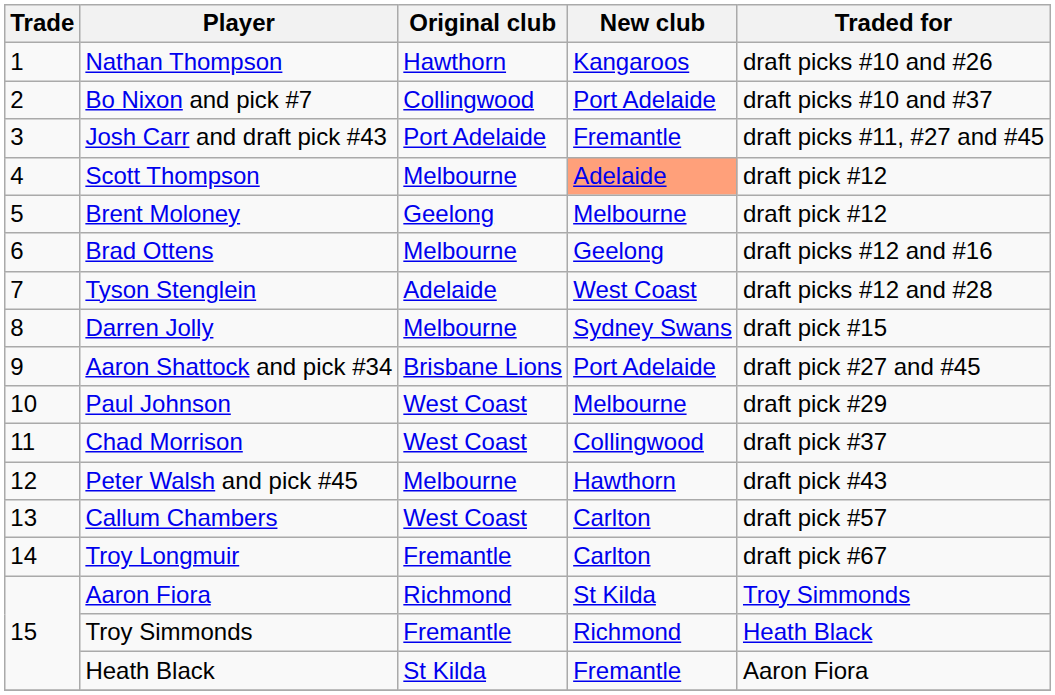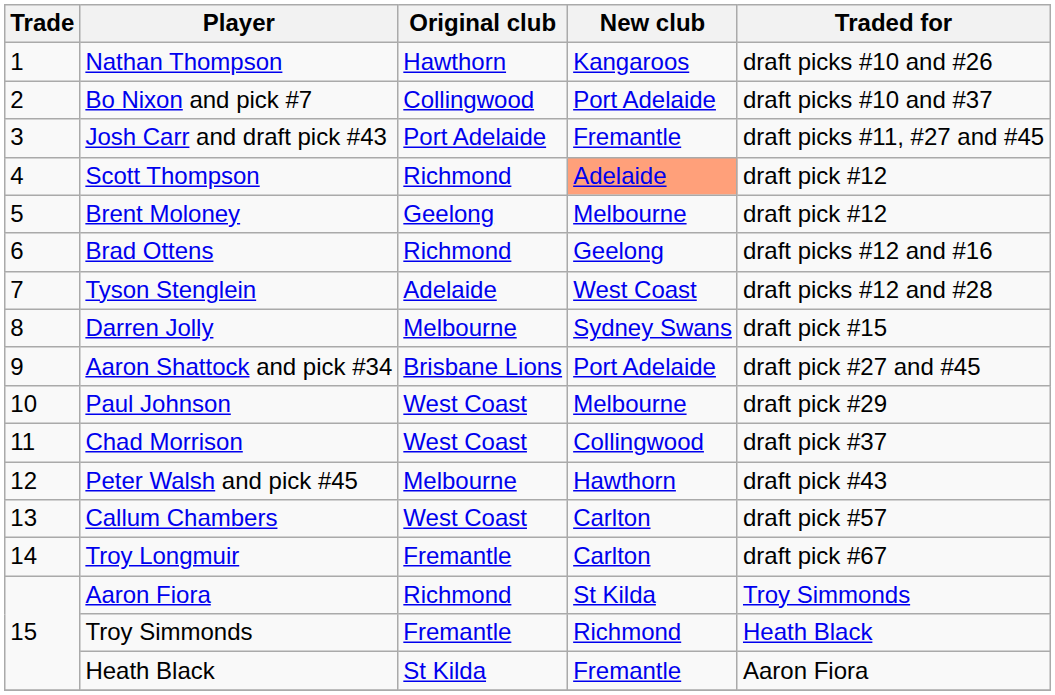(460, 175) Melbourne -> (457, 175) Richmond
(460, 251) Melbourne -> (457, 251) Richmond
